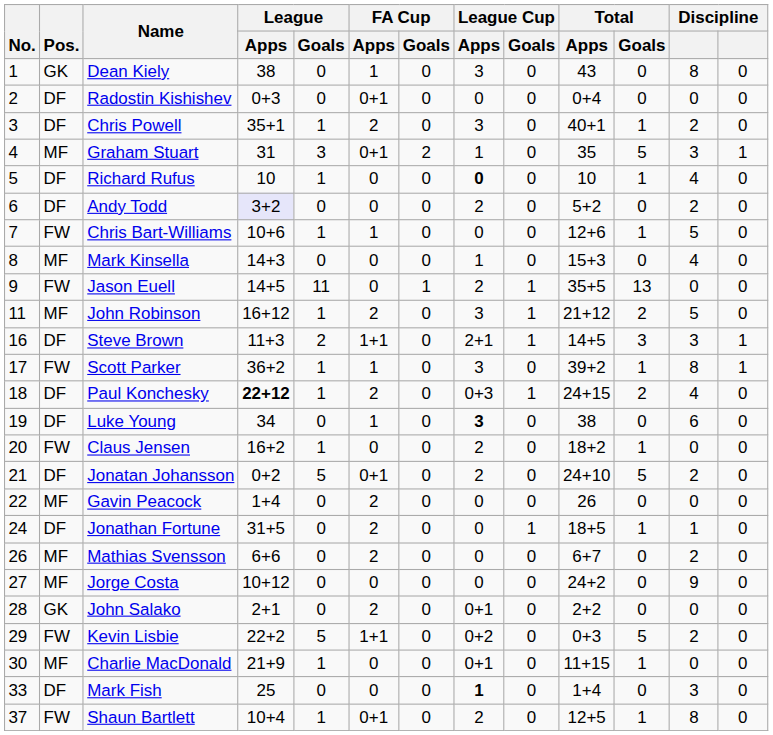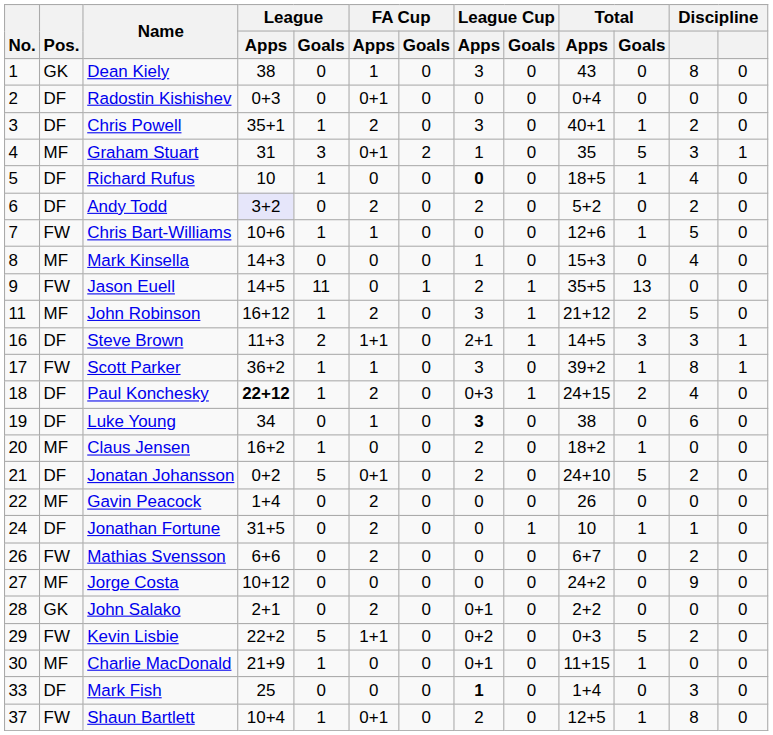(587, 179) 10 -> (587, 179) 18+5
(374, 206) 0 -> (374, 206) 2
(57, 448) FW -> (56, 448) MF
(587, 529) 18+5 -> (587, 529) 10
(56, 555) MF -> (57, 555) FW
